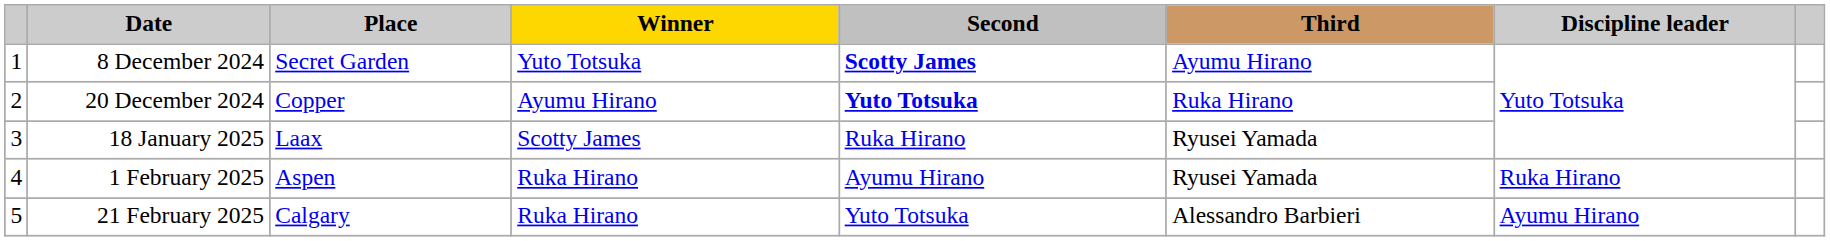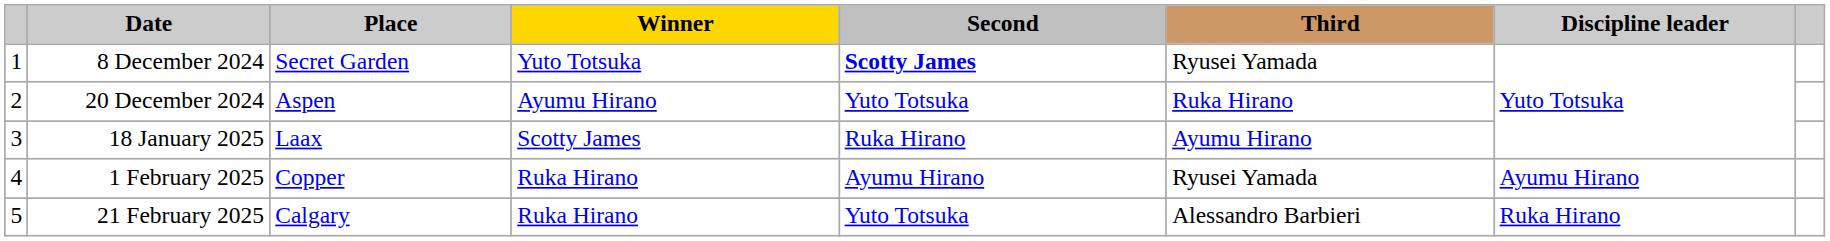(1242, 61) Ayumu Hirano -> (1245, 61) Ryusei Yamada
(310, 100) Copper -> (305, 100) Aspen
(911, 100) bold -> (907, 100) normal
(1245, 138) Ryusei Yamada -> (1242, 138) Ayumu Hirano
(305, 177) Aspen -> (310, 177) Copper
(1560, 177) Ruka Hirano -> (1569, 177) Ayumu Hirano
(1569, 215) Ayumu Hirano -> (1560, 215) Ruka Hirano
